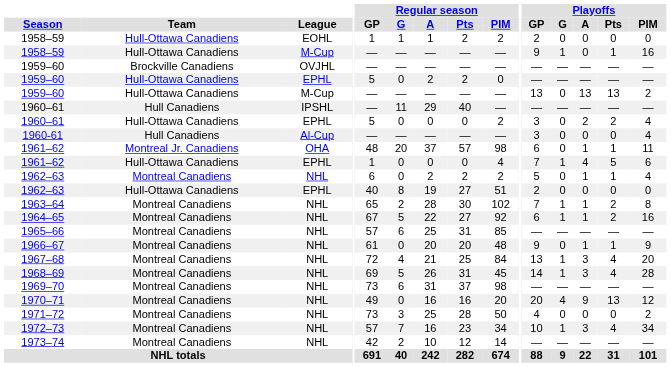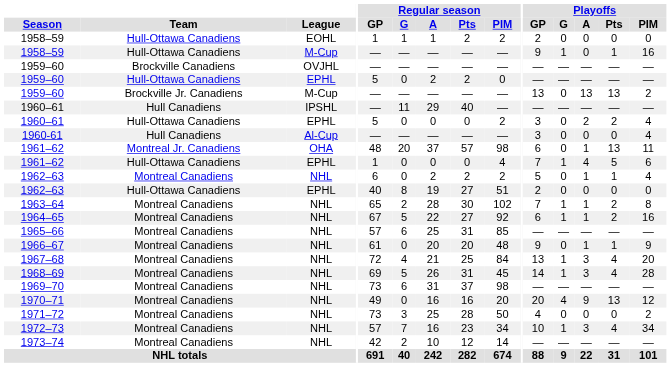(182, 93) Hull-Ottawa Canadiens -> (184, 93) Brockville Jr. Canadiens
(613, 149) 1 -> (614, 149) 13
